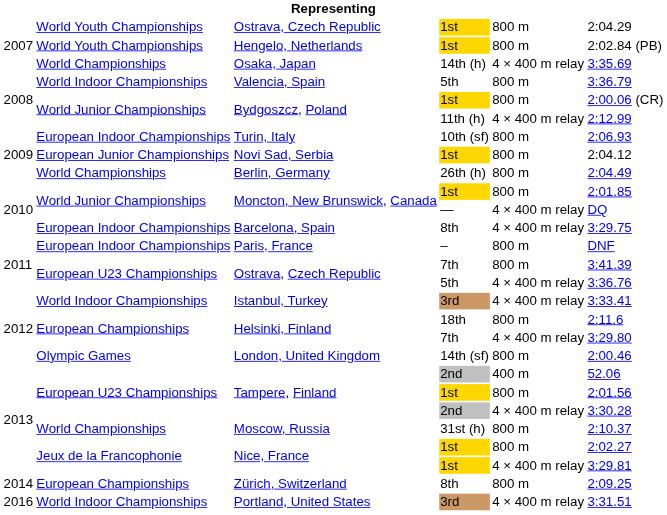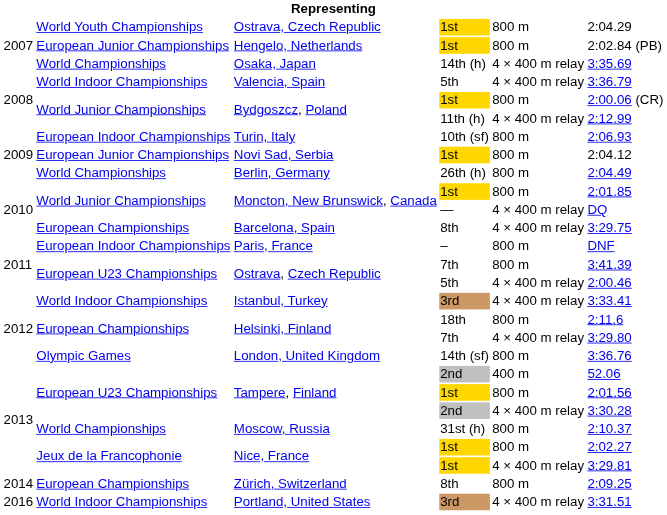(120, 45) World Youth Championships -> (133, 45) European Junior Championships
(511, 82) 800 m -> (538, 82) 4 × 400 m relay
(133, 228) European Indoor Championships -> (113, 228) European Championships
(610, 282) 3:36.76 -> (610, 282) 2:00.46
(610, 355) 2:00.46 -> (610, 355) 3:36.76
